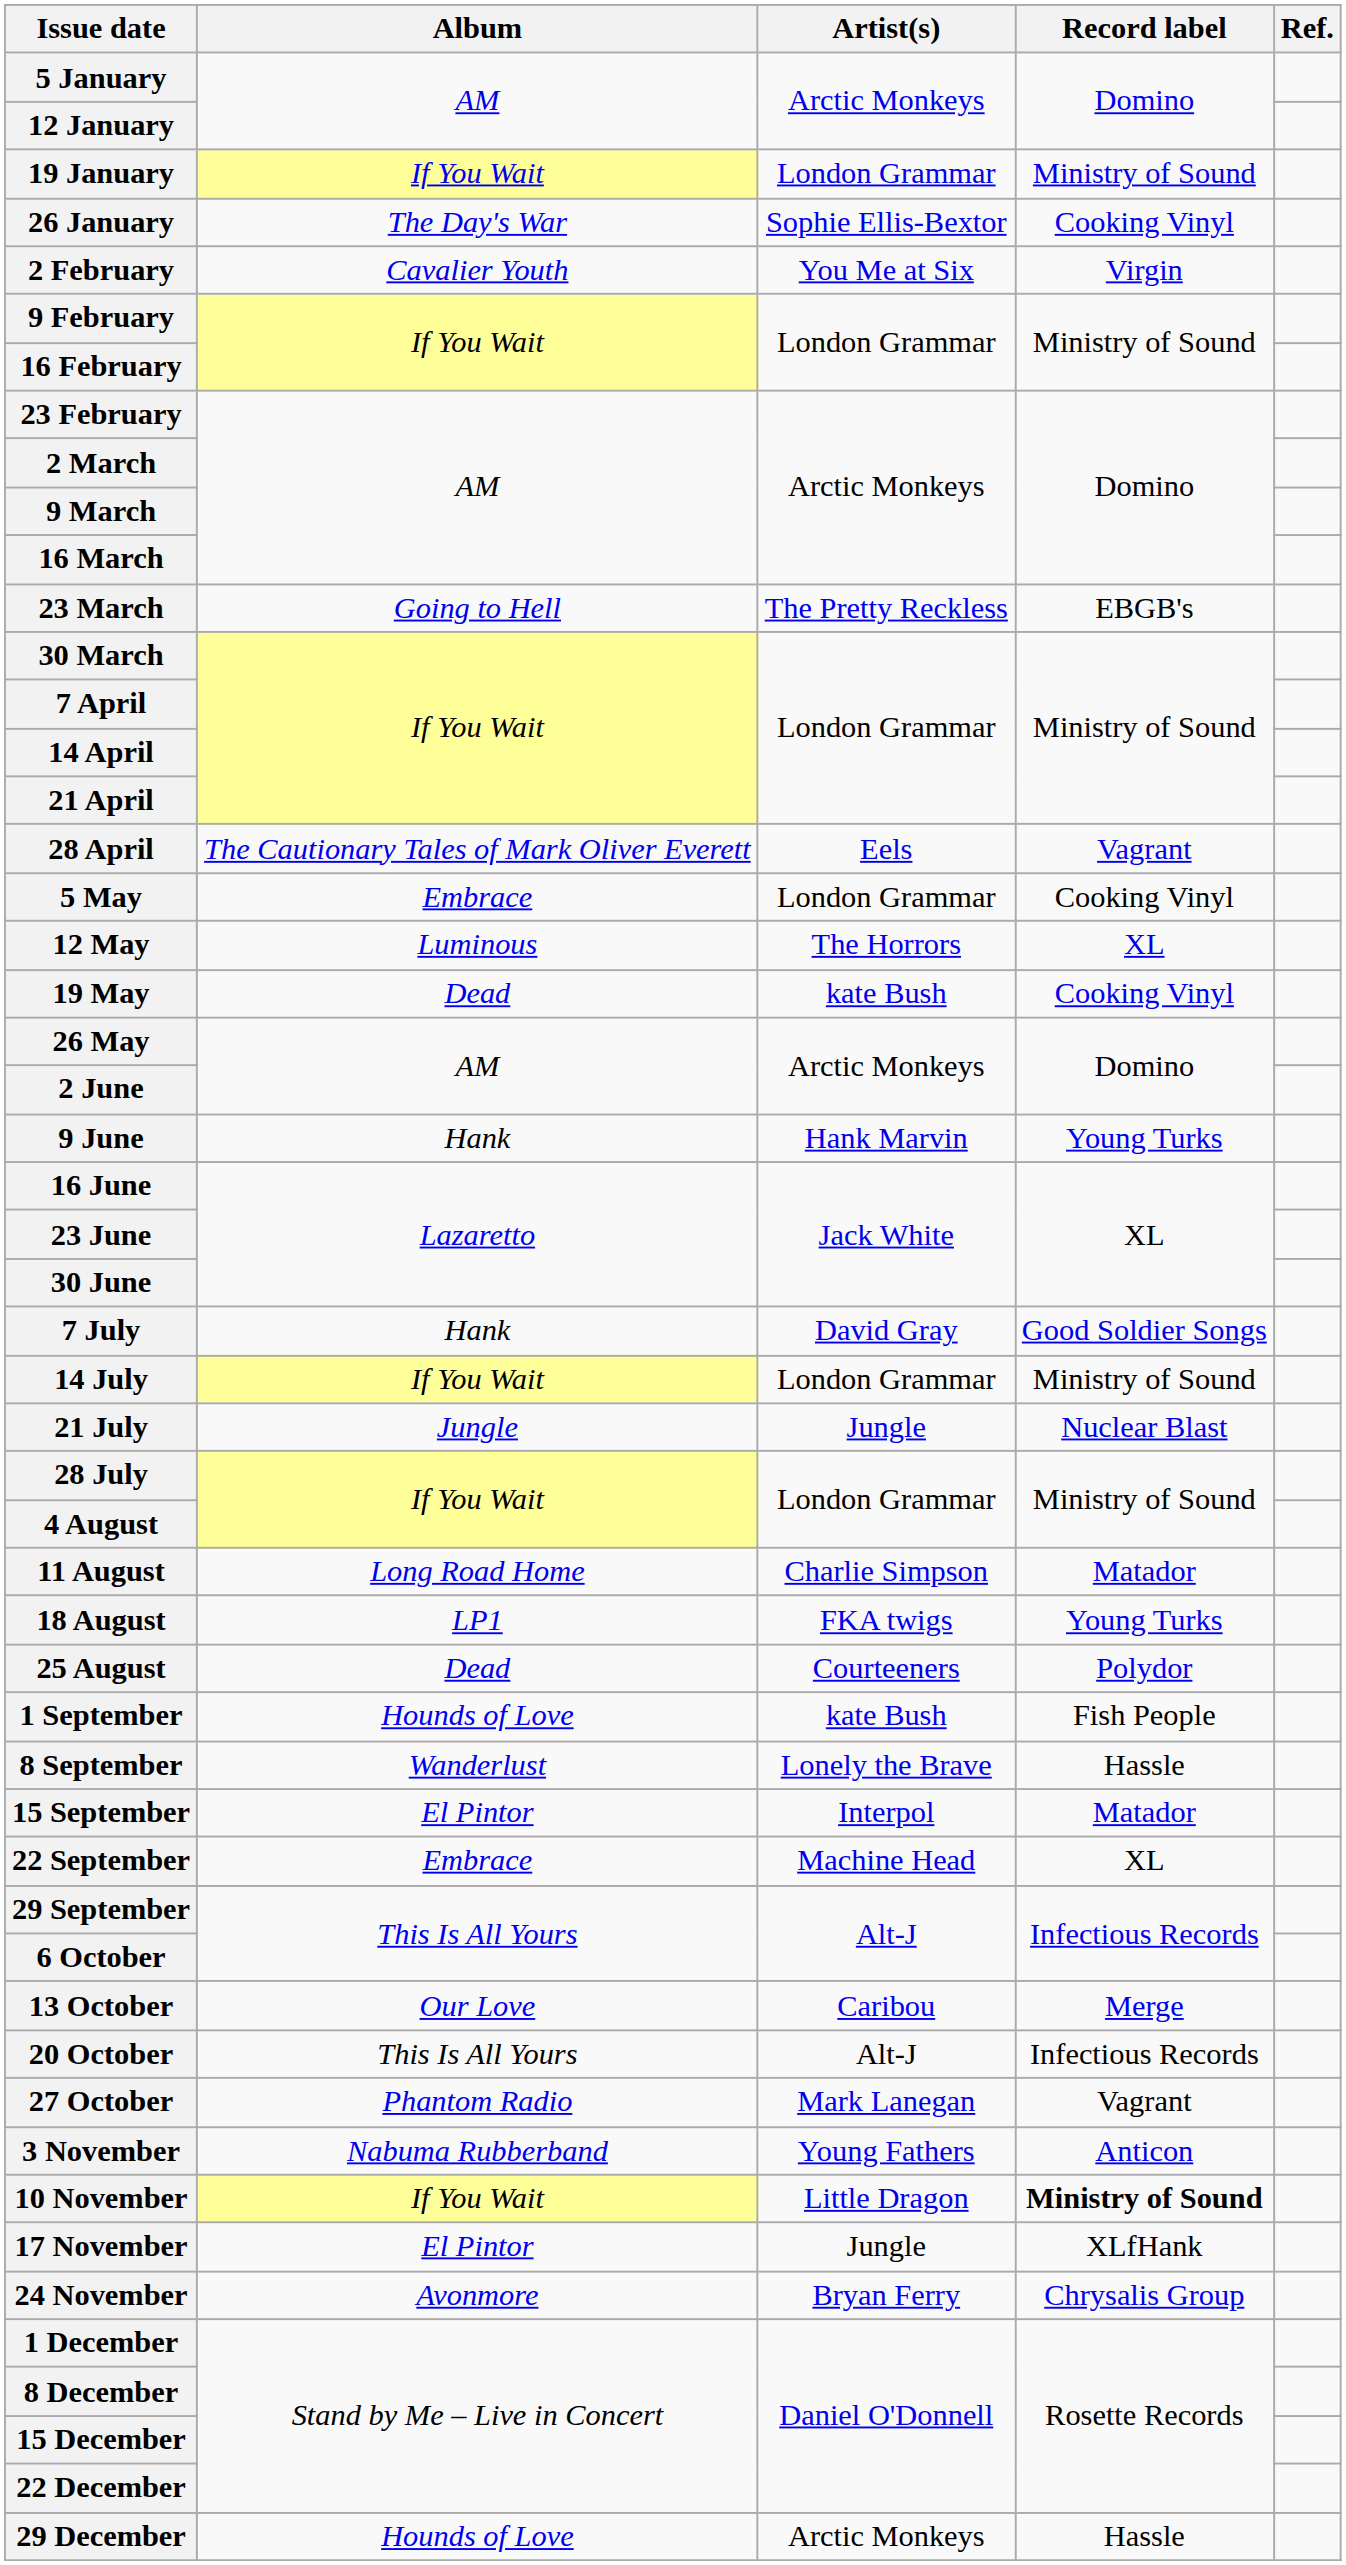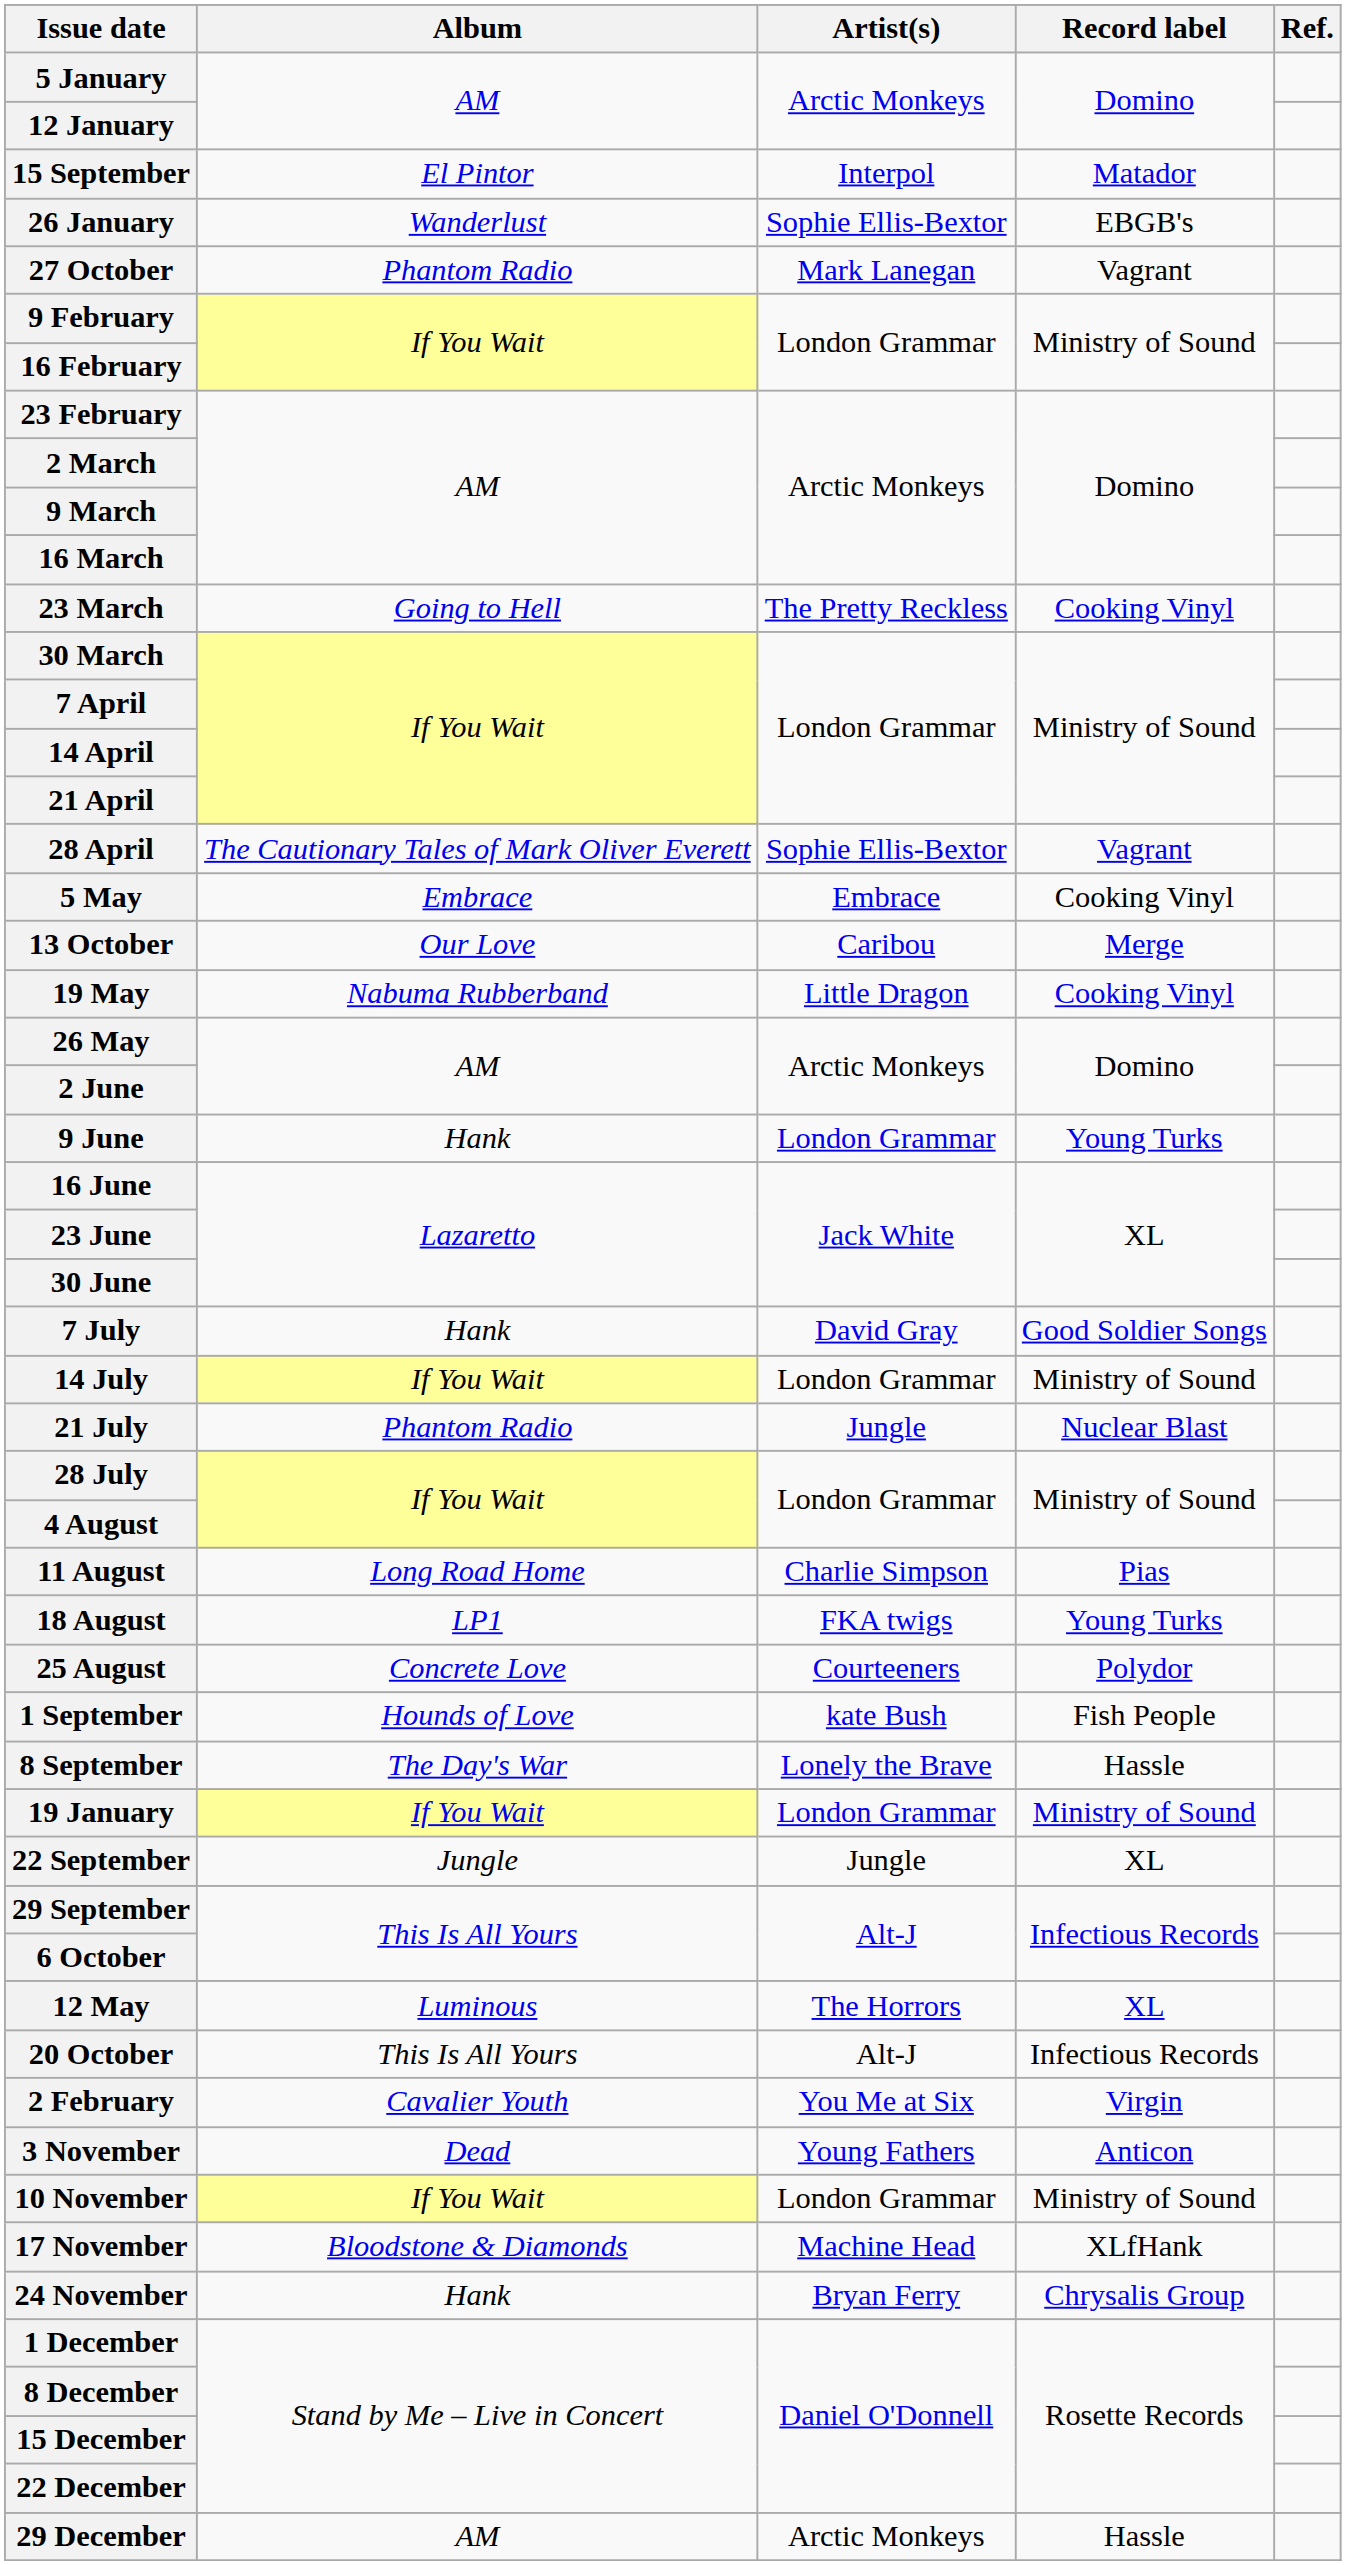rows swapped: (101, 173) <-> (101, 1812)
(477, 221) The Day's War -> (477, 221) Wanderlust
(1144, 221) Cooking Vinyl -> (1144, 221) EBGB's
rows swapped: (101, 269) <-> (101, 2101)
(1144, 607) EBGB's -> (1144, 607) Cooking Vinyl
(886, 848) Eels -> (886, 848) Sophie Ellis-Bextor
(886, 896) London Grammar -> (886, 896) Embrace
rows swapped: (101, 944) <-> (101, 2005)
(477, 992) Dead -> (477, 992) Nabuma Rubberband
(886, 992) kate Bush -> (886, 992) Little Dragon
(886, 1137) Hank Marvin -> (886, 1137) London Grammar
(477, 1426) Jungle -> (477, 1426) Phantom Radio
(1144, 1571) Matador -> (1144, 1571) Pias
(477, 1667) Dead -> (477, 1667) Concrete Love
(477, 1764) Wanderlust -> (477, 1764) The Day's War
(477, 1860) Embrace -> (477, 1860) Jungle
(886, 1860) Machine Head -> (886, 1860) Jungle
(477, 2149) Nabuma Rubberband -> (477, 2149) Dead
(886, 2198) Little Dragon -> (886, 2198) London Grammar
(1144, 2198) bold -> (1144, 2198) normal
(477, 2246) El Pintor -> (477, 2246) Bloodstone & Diamonds
(886, 2246) Jungle -> (886, 2246) Machine Head
(477, 2294) Avonmore -> (477, 2294) Hank
(477, 2535) Hounds of Love -> (477, 2535) AM
